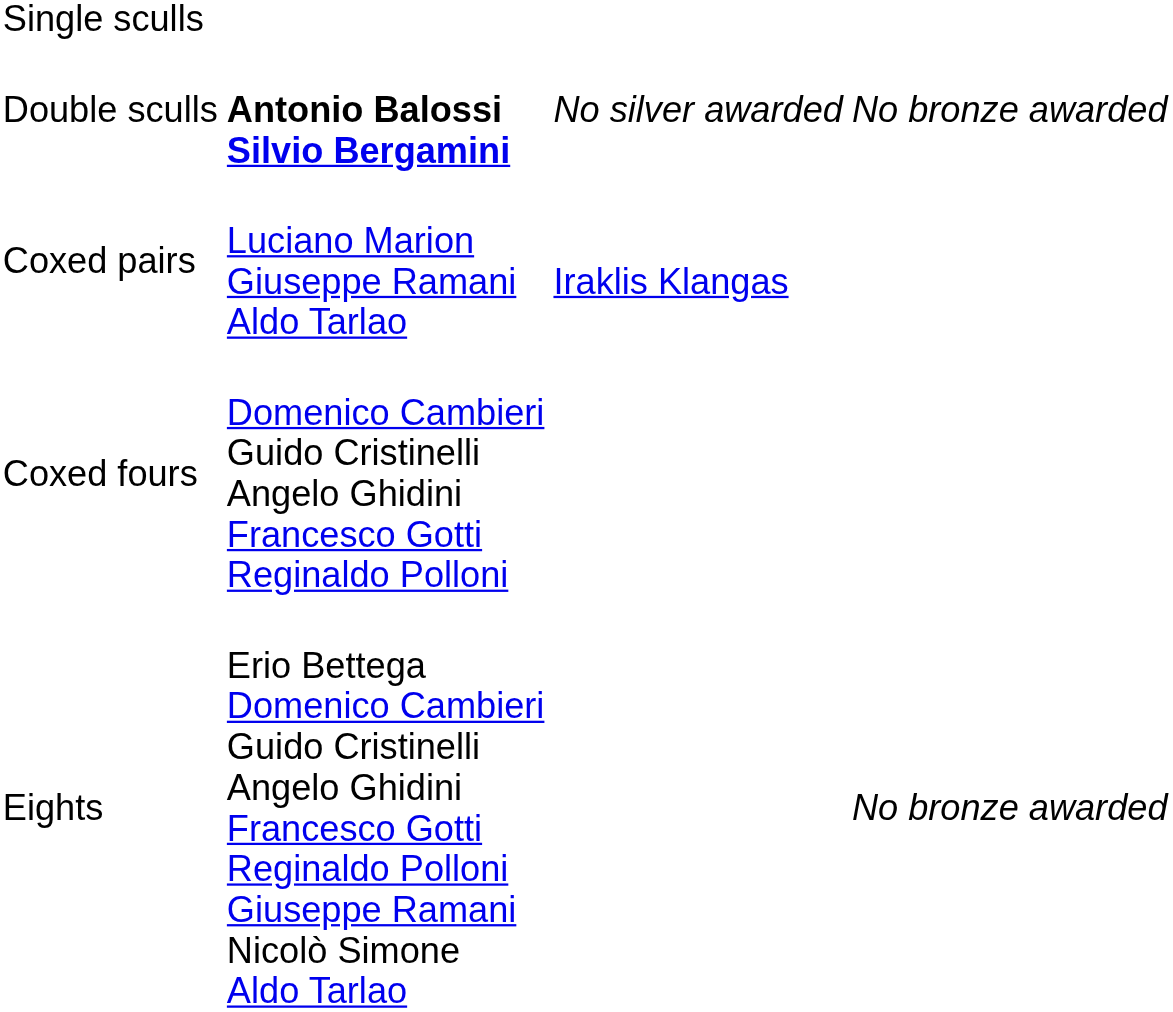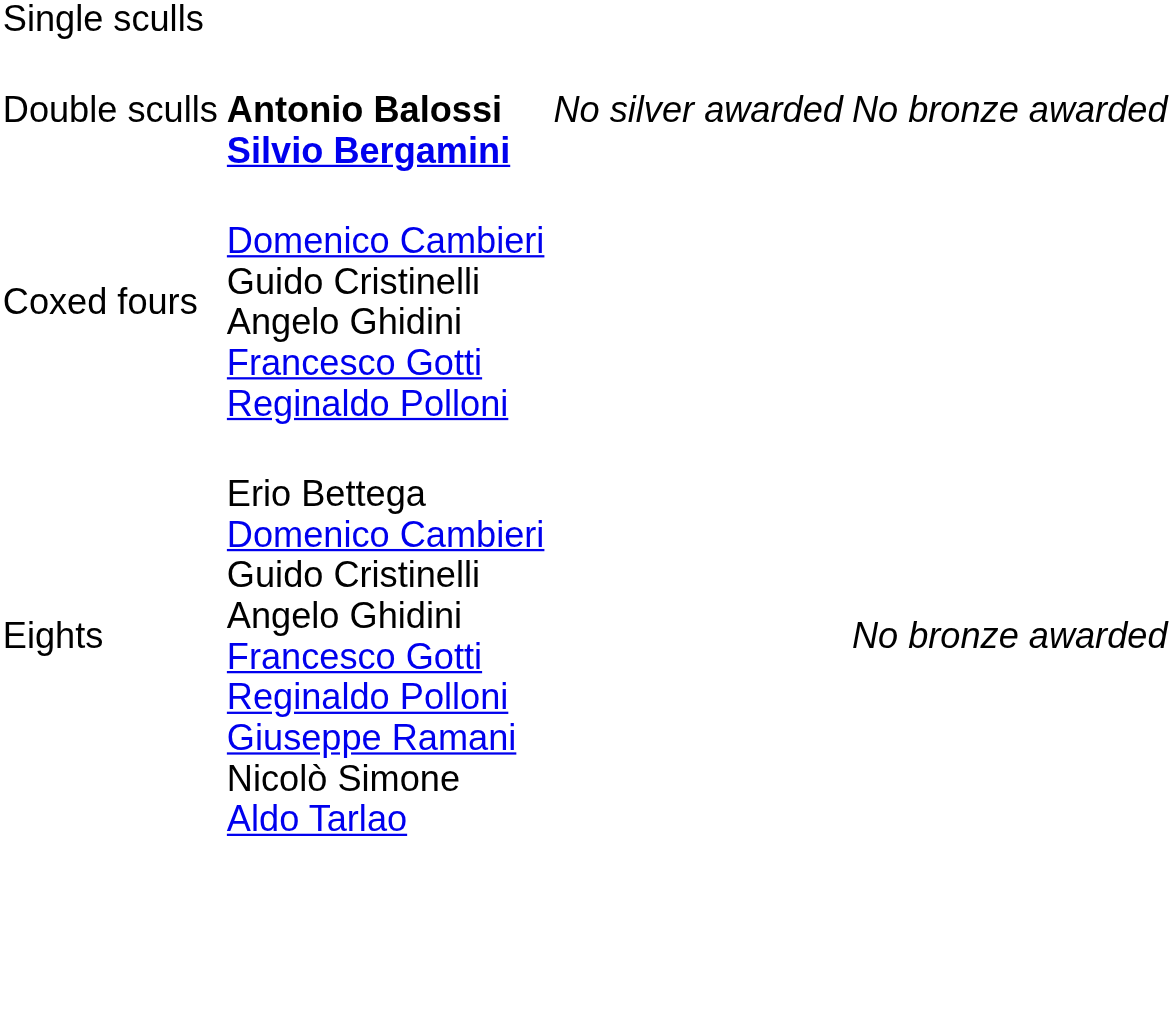- row: (99, 261)
